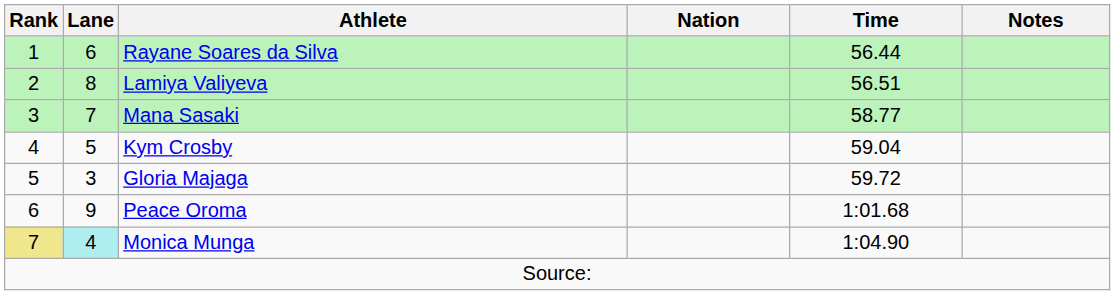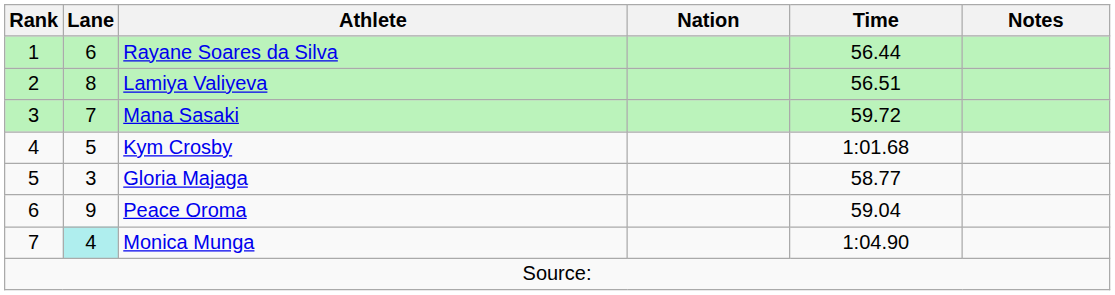(876, 115) 58.77 -> (876, 115) 59.72
(876, 147) 59.04 -> (876, 147) 1:01.68
(876, 178) 59.72 -> (876, 178) 58.77
(876, 210) 1:01.68 -> (876, 210) 59.04
(34, 242) khaki background -> (34, 242) no background
